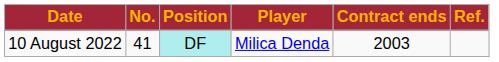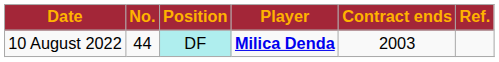(142, 43) 41 -> (142, 43) 44
(282, 43) normal -> (285, 43) bold
